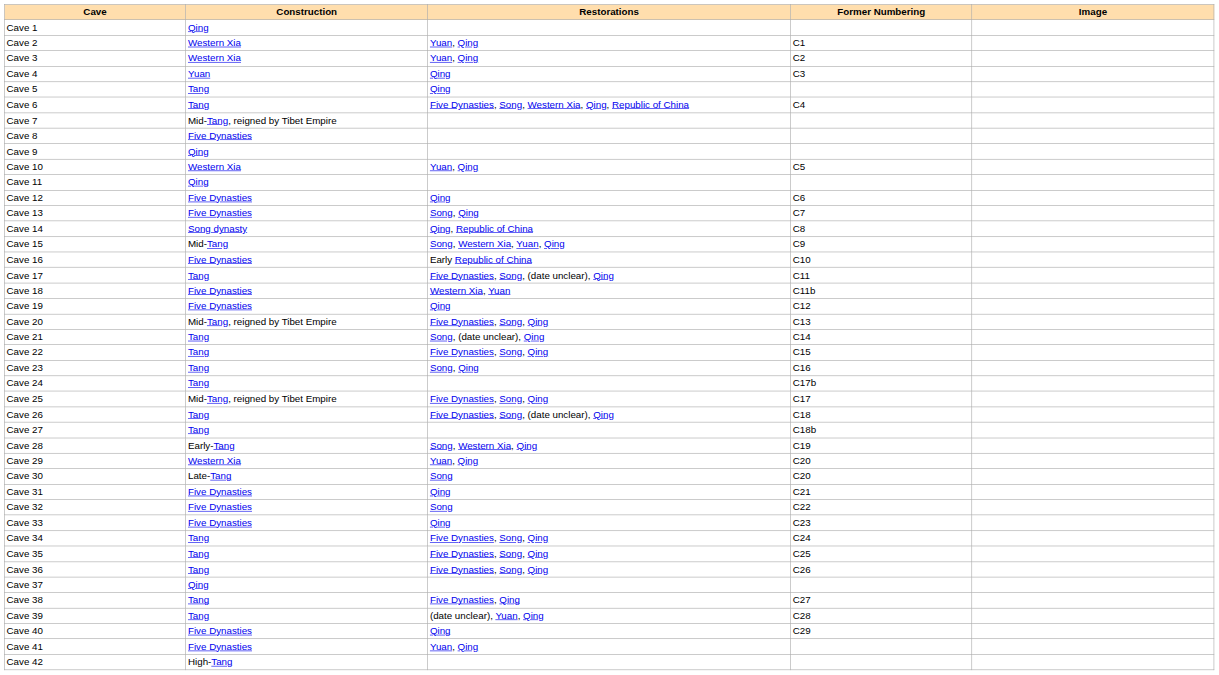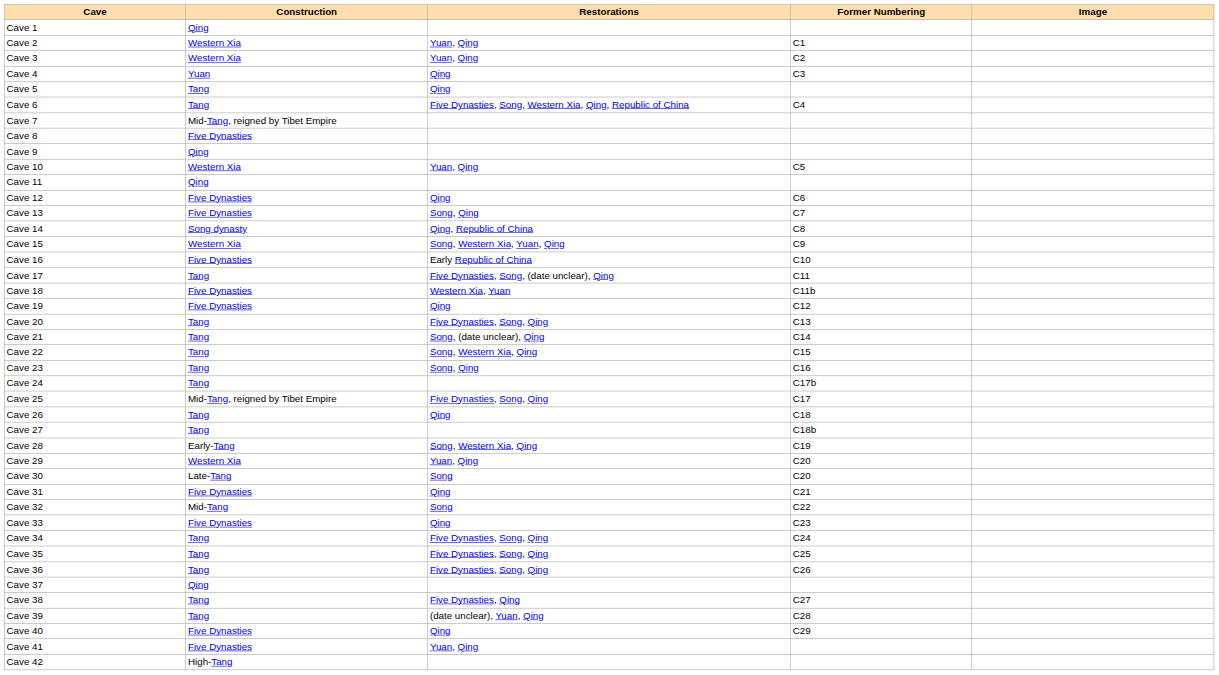(208, 244) Mid-Tang -> (214, 244) Western Xia
(262, 321) Mid-Tang, reigned by Tibet Empire -> (199, 321) Tang
(489, 352) Five Dynasties, Song, Qing -> (484, 352) Song, Western Xia, Qing
(522, 414) Five Dynasties, Song, (date unclear), Qing -> (440, 414) Qing
(220, 507) Five Dynasties -> (208, 507) Mid-Tang
